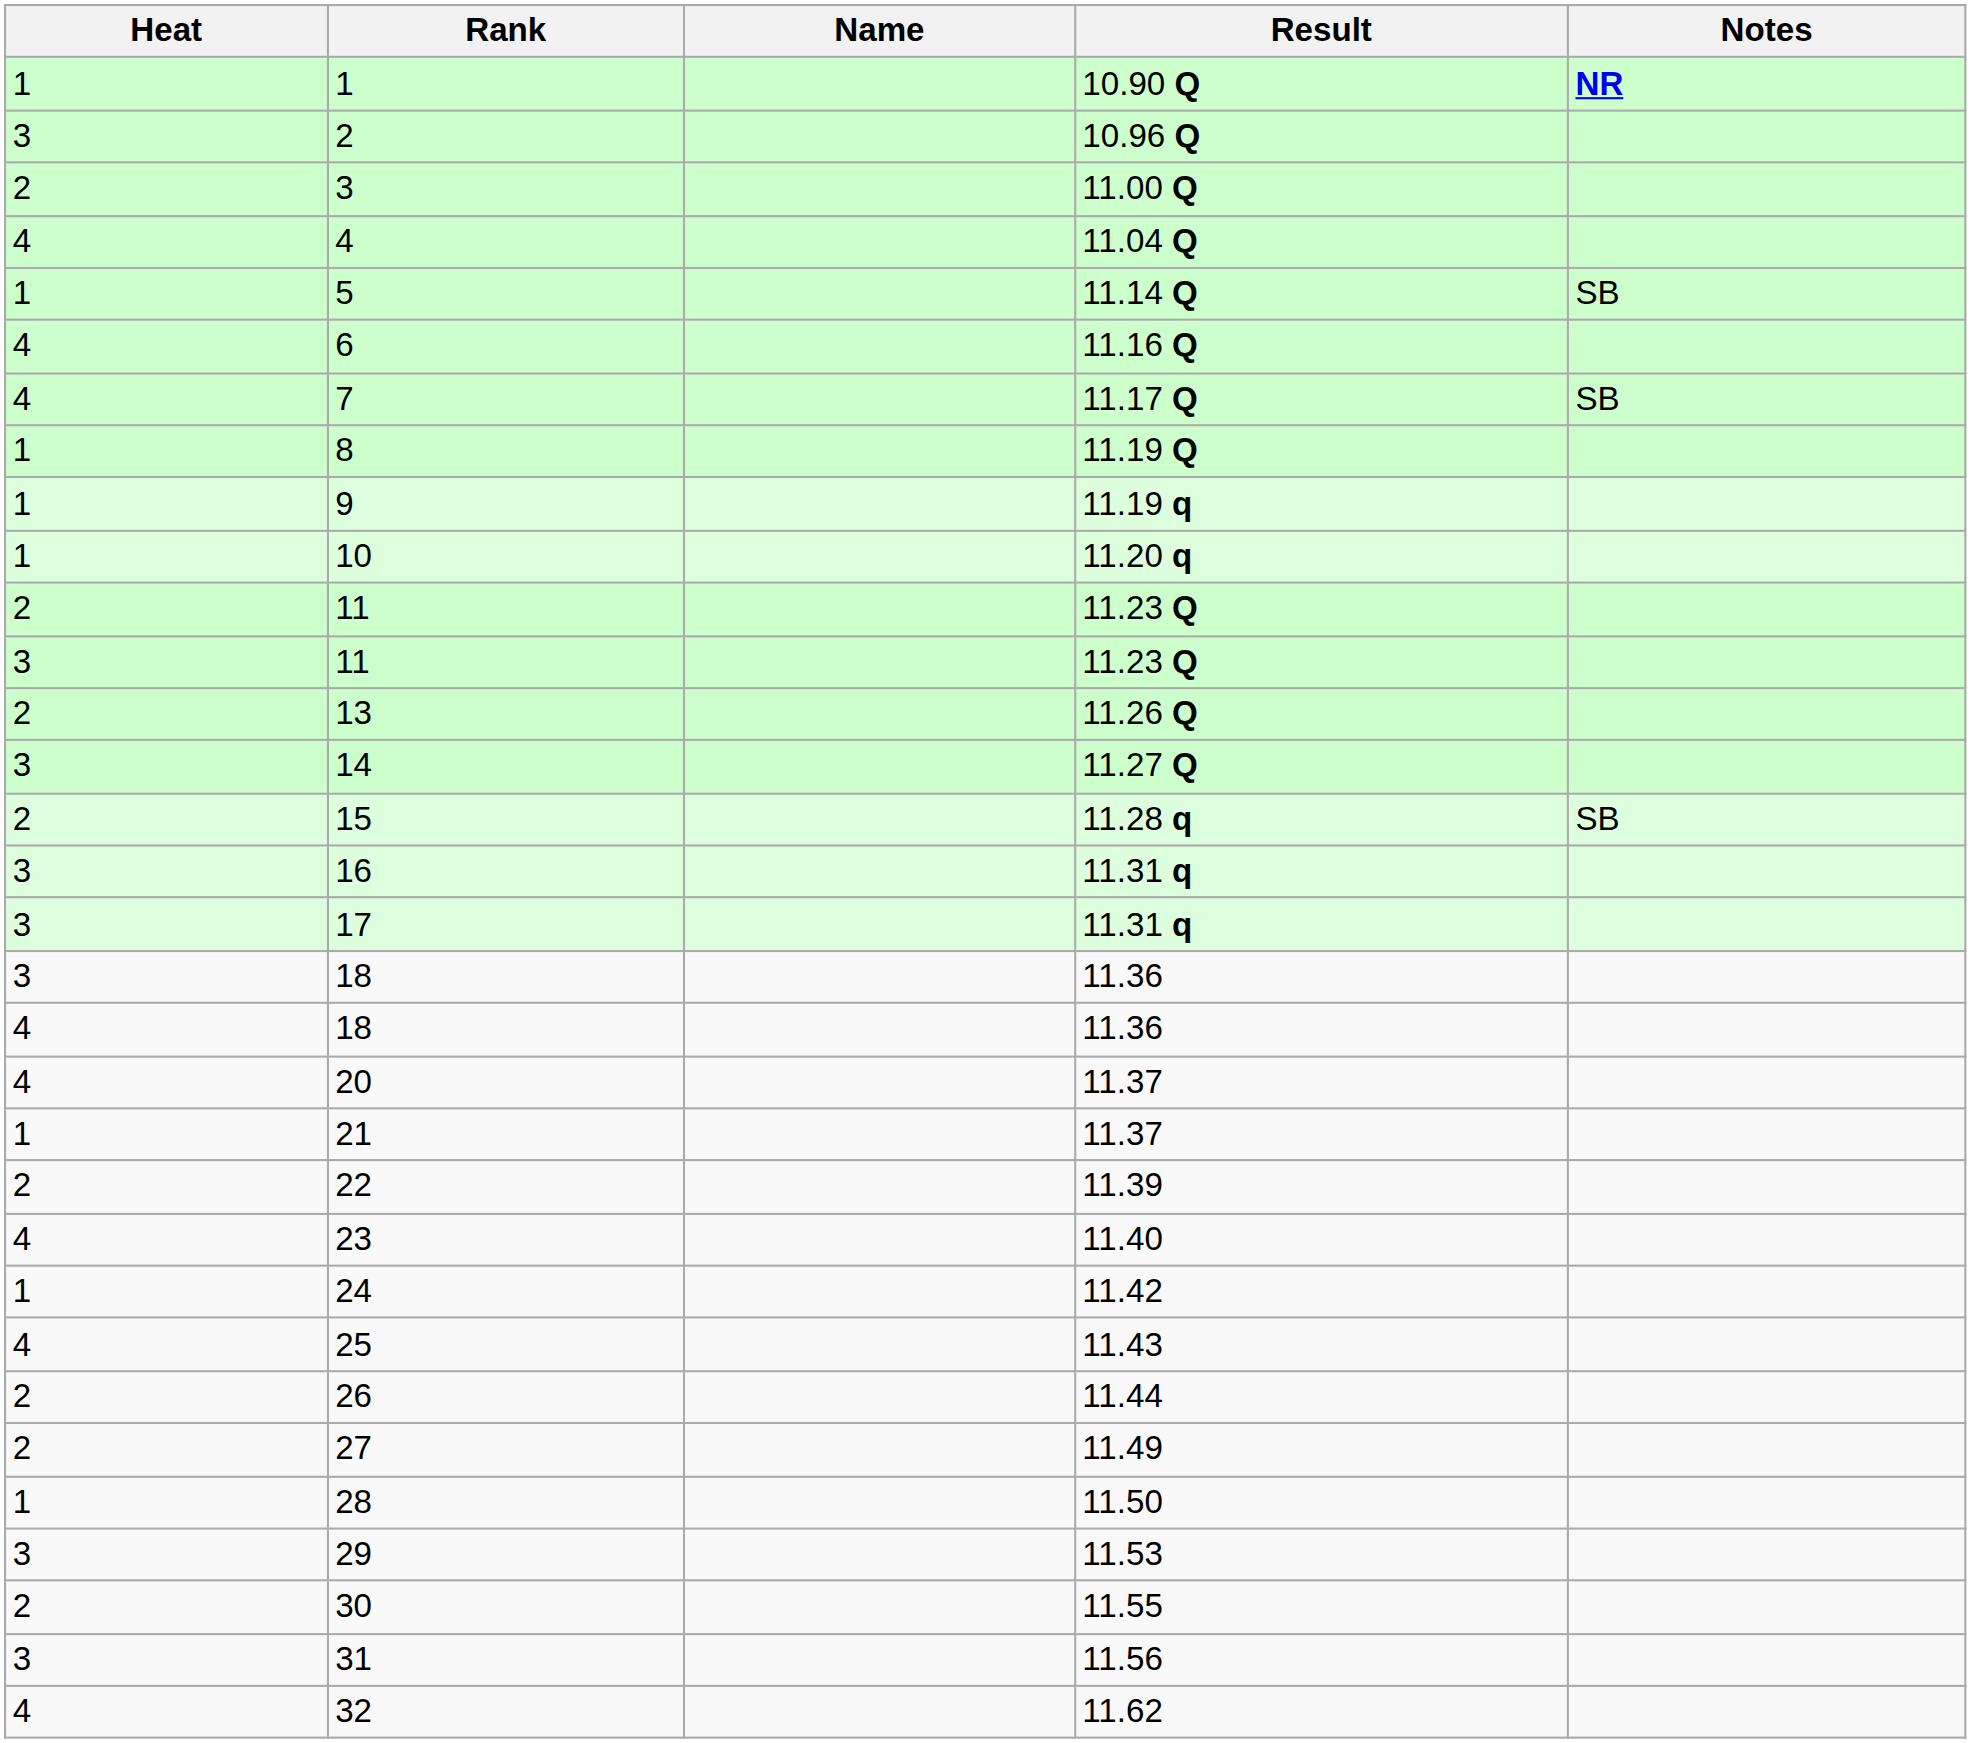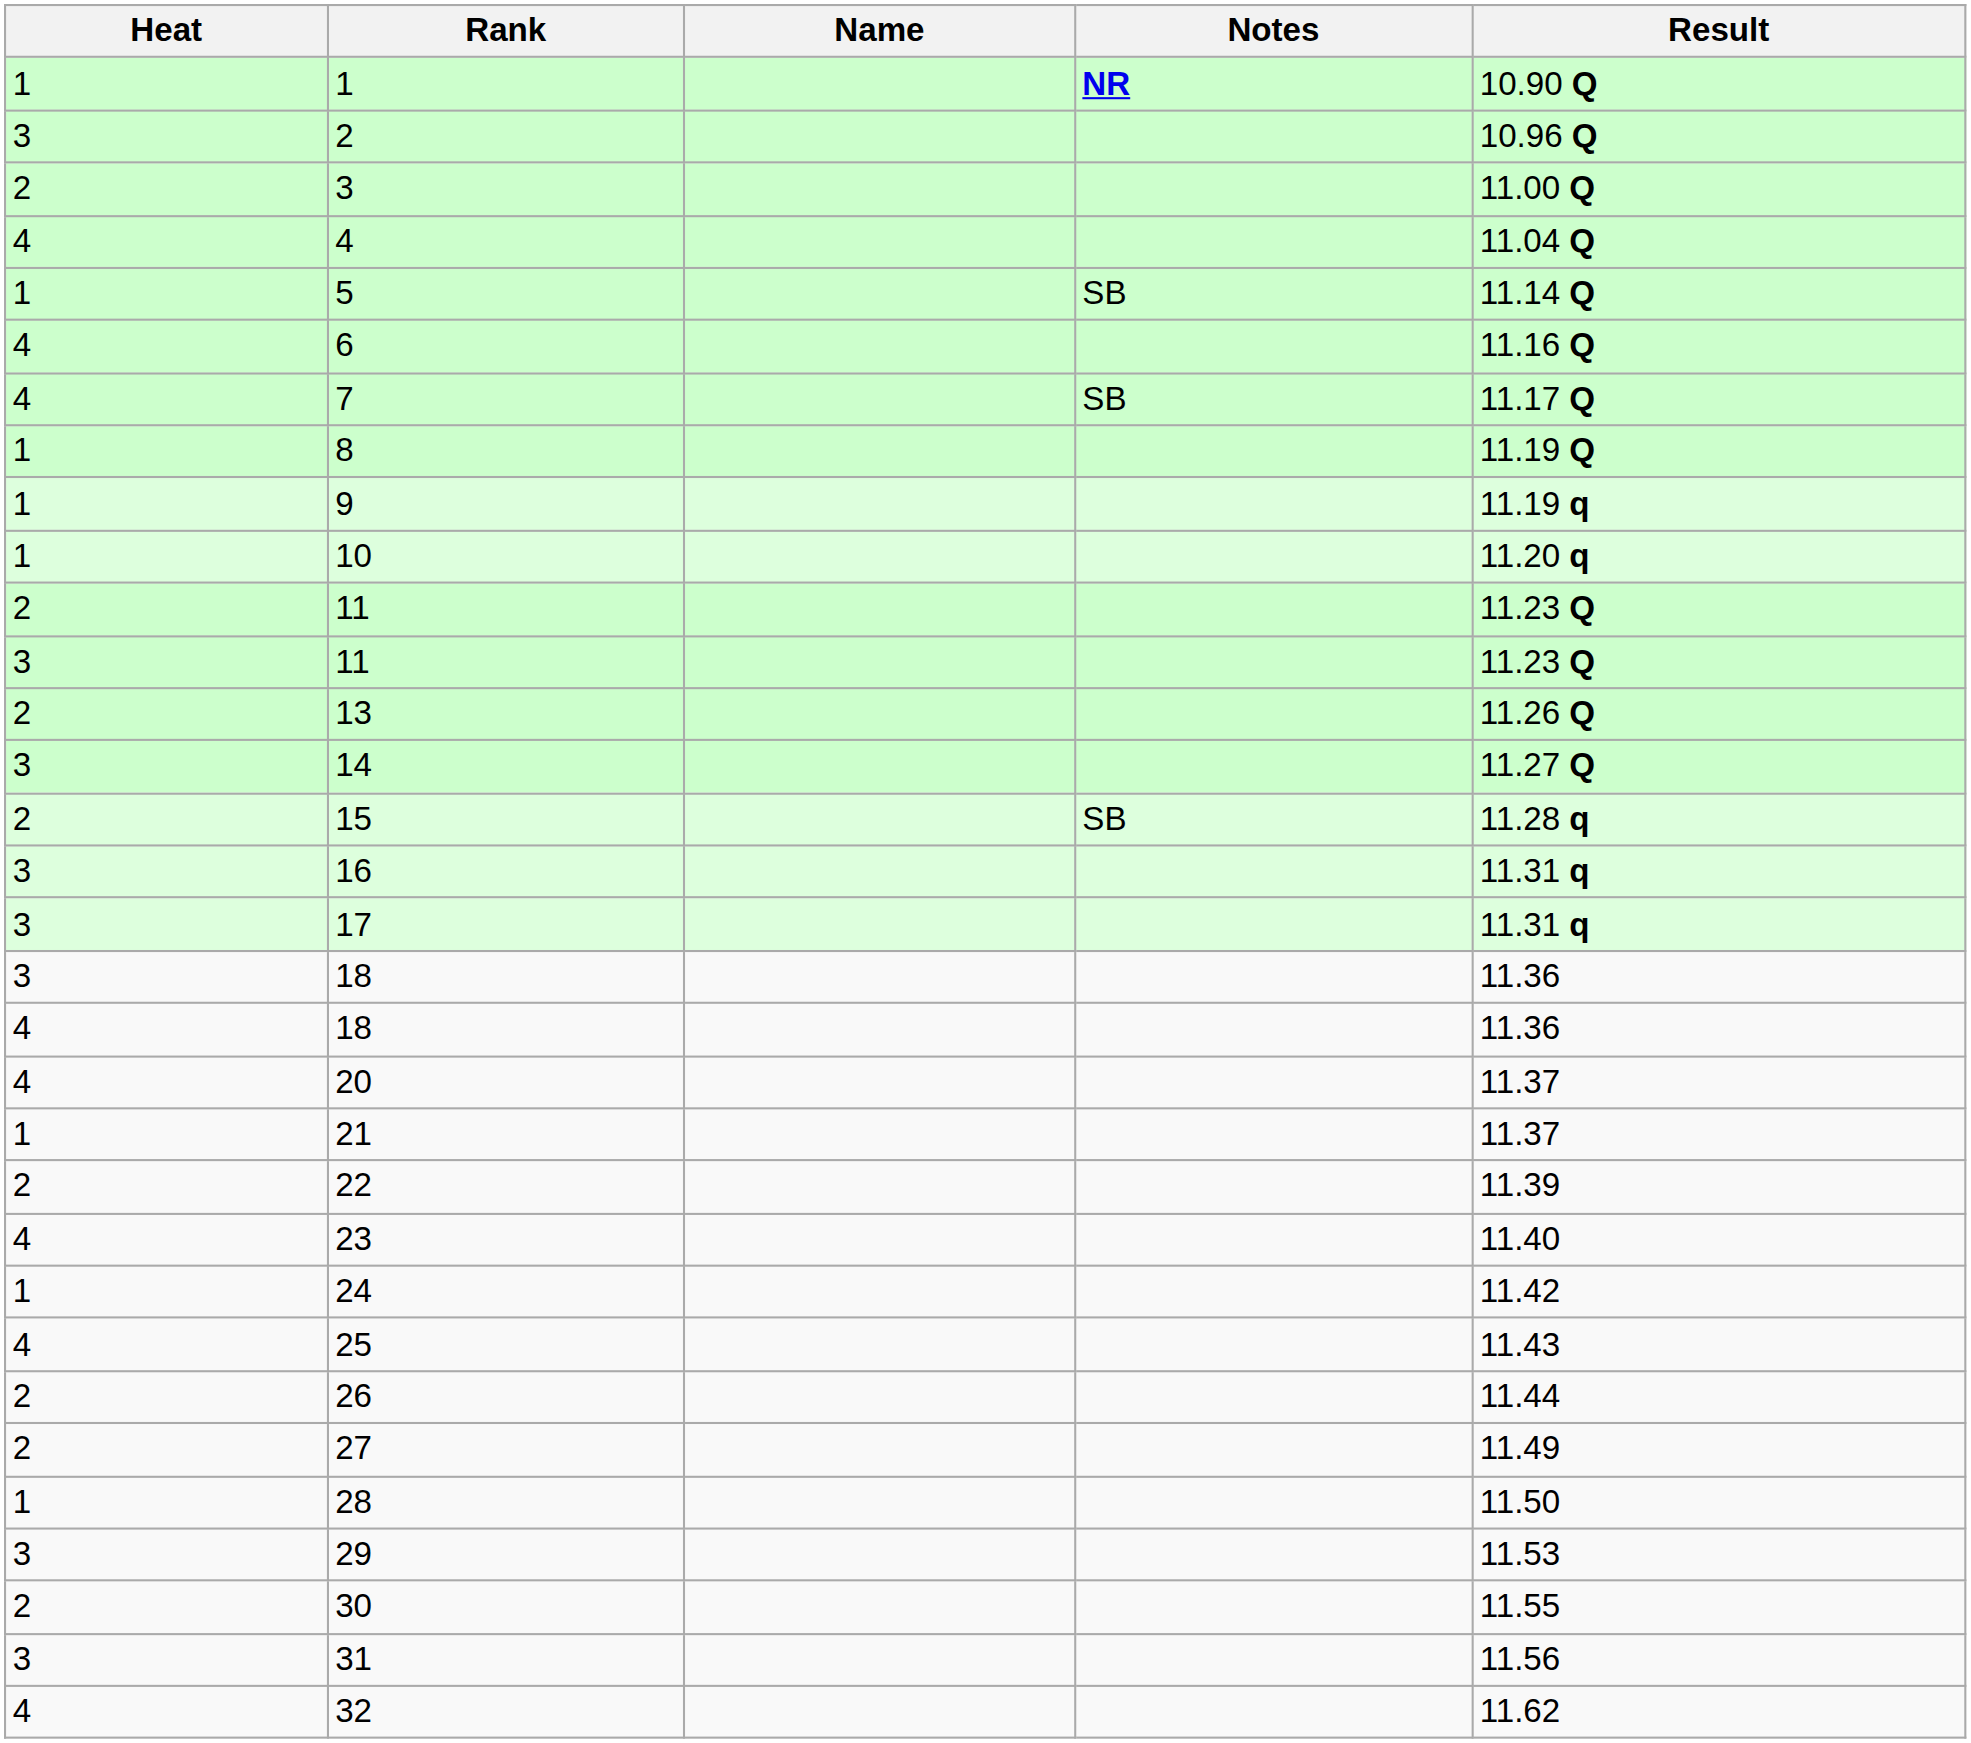columns swapped: (1321, 30) <-> (1767, 30)
